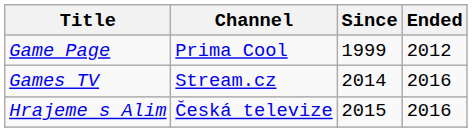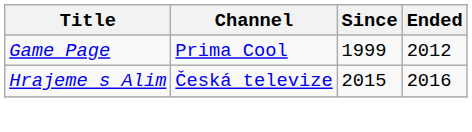- row: (54, 81)
